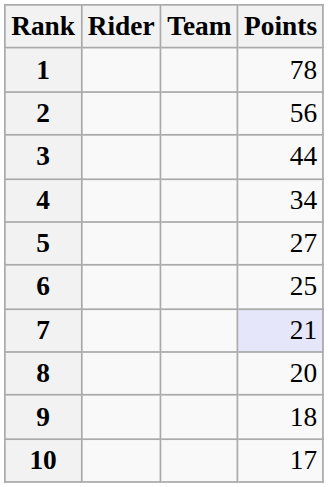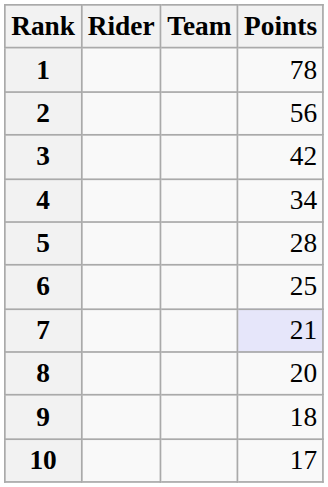(303, 156) 44 -> (303, 156) 42
(303, 243) 27 -> (303, 243) 28
